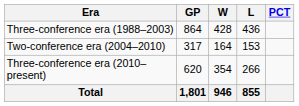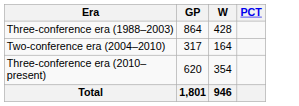- column: (251, 13)
